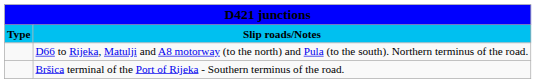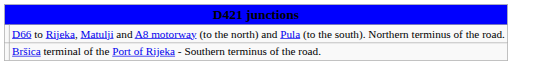- row: (282, 33)
